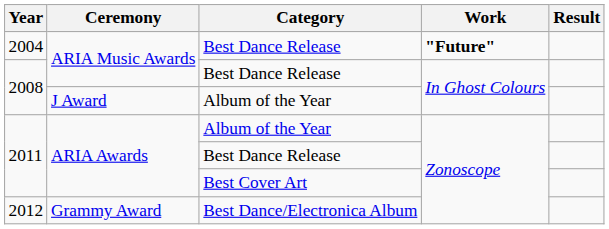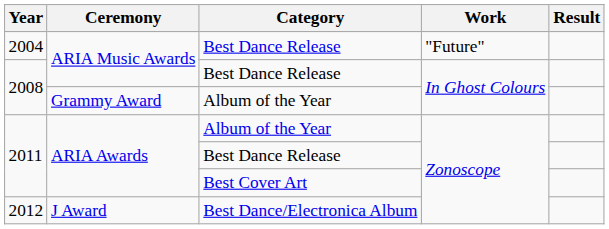(460, 45) bold -> (455, 45) normal
(79, 100) J Award -> (106, 100) Grammy Award
(106, 210) Grammy Award -> (79, 210) J Award
